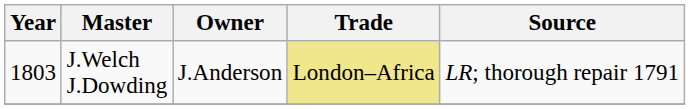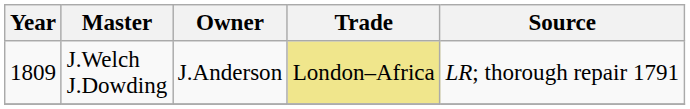(33, 72) 1803 -> (33, 72) 1809
